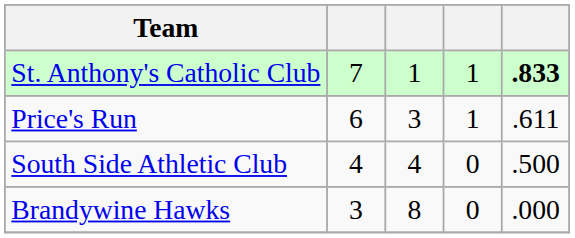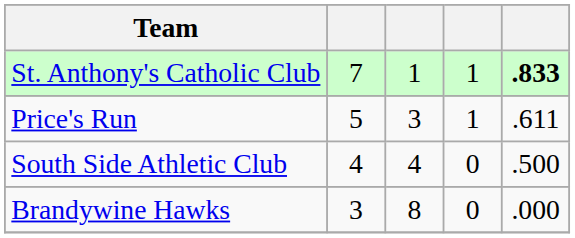(356, 118) 6 -> (356, 118) 5
